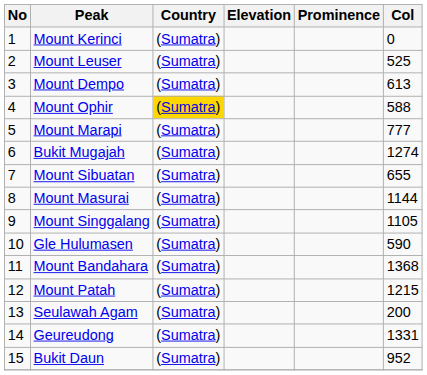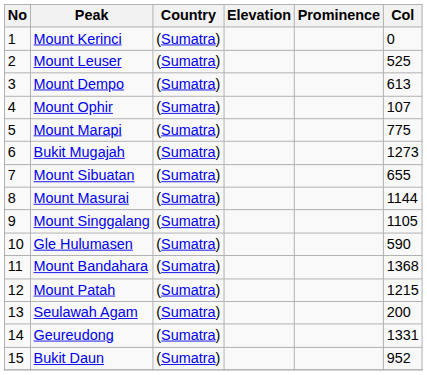(188, 107) gold background -> (188, 107) no background
(399, 107) 588 -> (399, 107) 107
(399, 130) 777 -> (399, 130) 775
(403, 152) 1274 -> (403, 152) 1273
